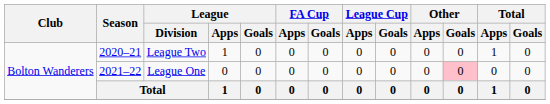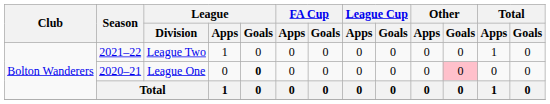(120, 52) 2020–21 -> (120, 52) 2021–22
(120, 71) 2021–22 -> (120, 71) 2020–21
(258, 71) normal -> (258, 71) bold
